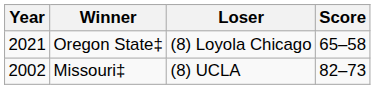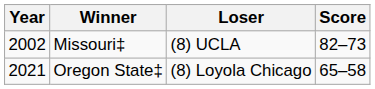rows swapped: (89, 71) <-> (108, 44)
